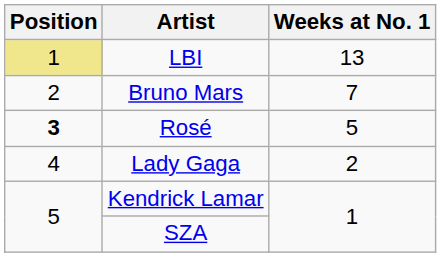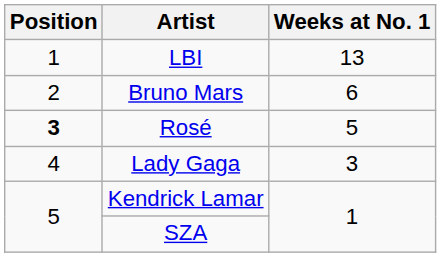(54, 57) khaki background -> (54, 57) no background
(352, 92) 7 -> (352, 92) 6
(352, 163) 2 -> (352, 163) 3
